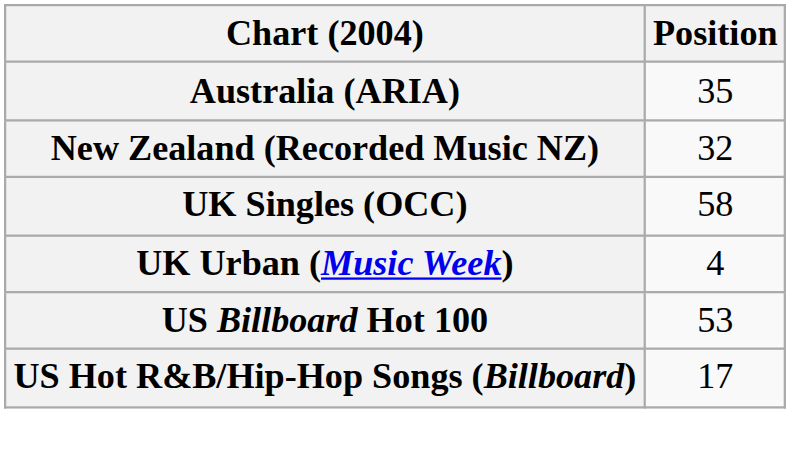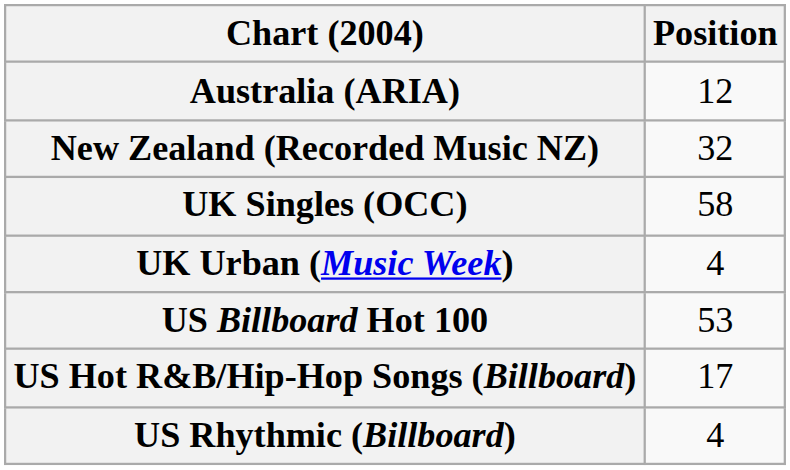(715, 90) 35 -> (715, 90) 12
+ row: (325, 434)
